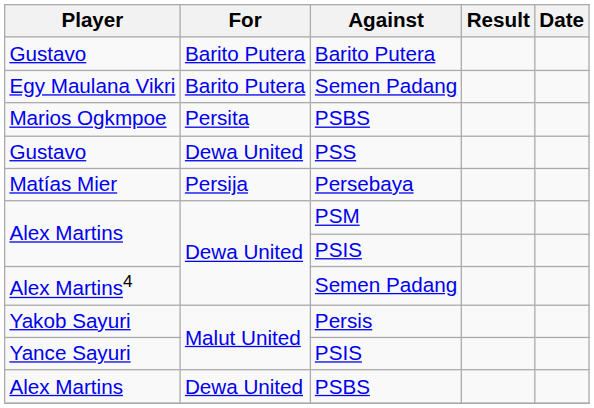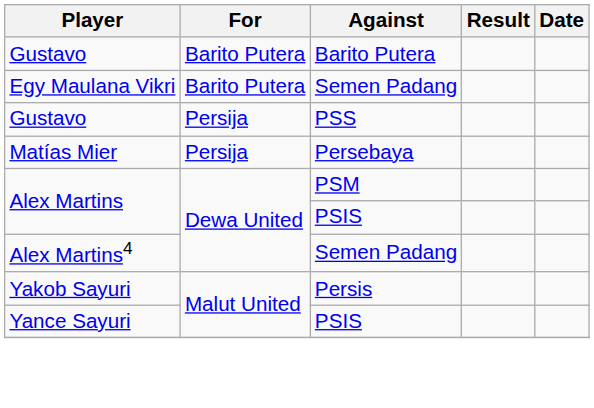- row: (88, 119)
(244, 151) Dewa United -> (216, 119) Persija
- row: (66, 386)
